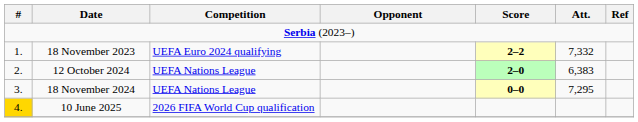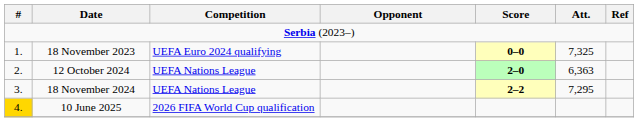(516, 51) 2–2 -> (516, 51) 0–0
(581, 51) 7,332 -> (581, 51) 7,325
(581, 70) 6,383 -> (581, 70) 6,363
(516, 89) 0–0 -> (516, 89) 2–2
